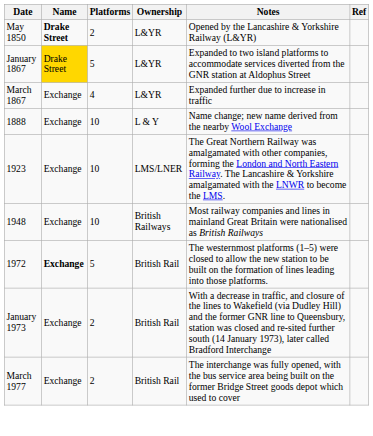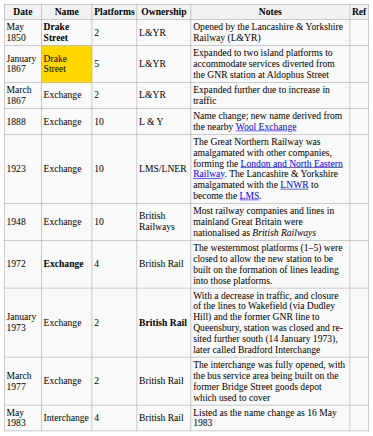(92, 95) 4 -> (97, 95) 2
(92, 264) 5 -> (97, 264) 4
(157, 322) normal -> (163, 322) bold
+ row: (16, 418)
